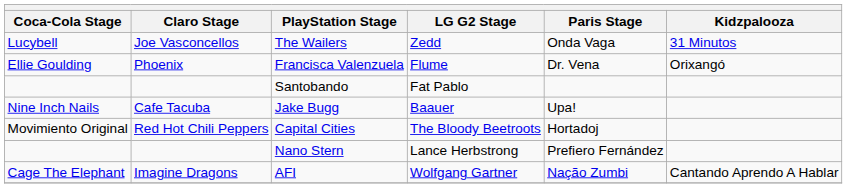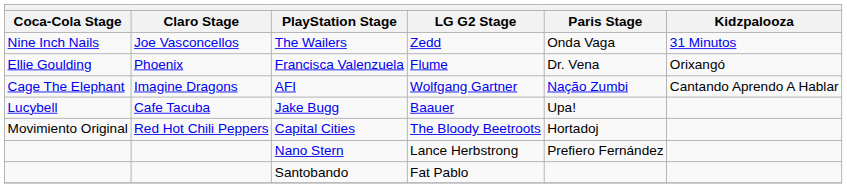(33, 43) Lucybell -> (53, 43) Nine Inch Nails
rows swapped: (285, 172) <-> (312, 86)
(53, 107) Nine Inch Nails -> (33, 107) Lucybell
